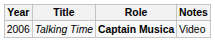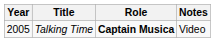(18, 29) 2006 -> (18, 29) 2005
